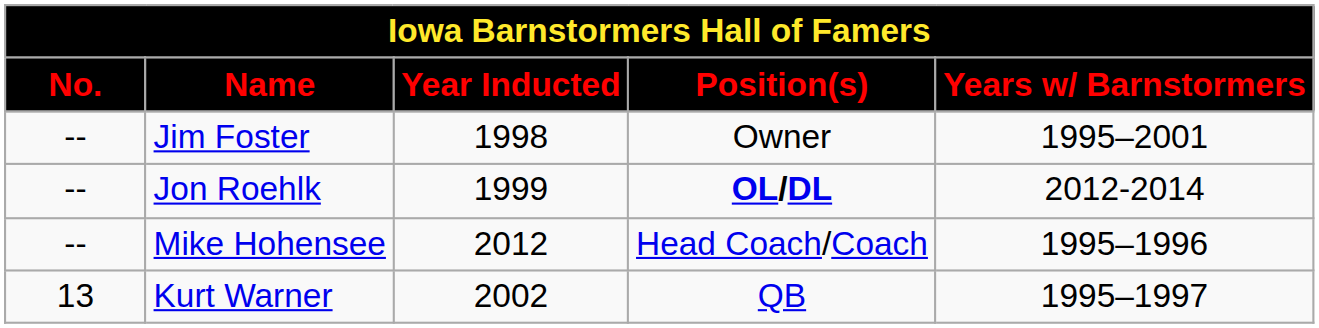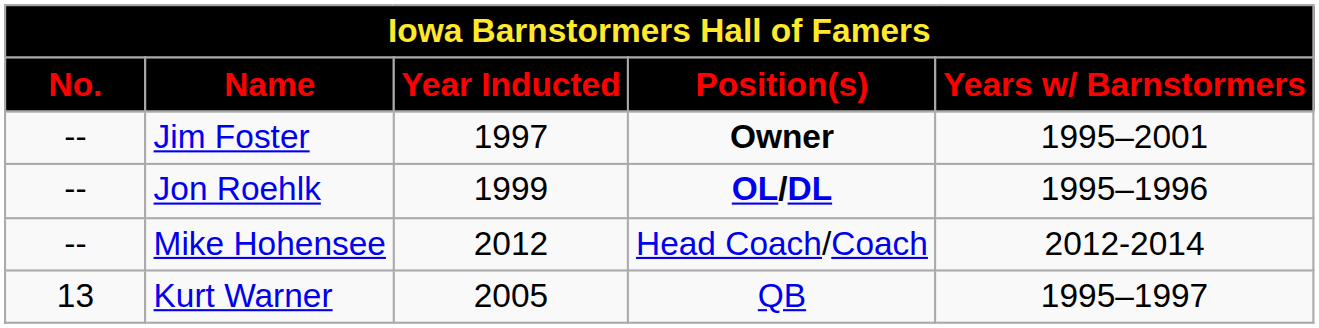(511, 137) 1998 -> (511, 137) 1997
(782, 137) normal -> (782, 137) bold
(1125, 190) 2012-2014 -> (1125, 190) 1995–1996
(1125, 243) 1995–1996 -> (1125, 243) 2012-2014
(511, 296) 2002 -> (511, 296) 2005
